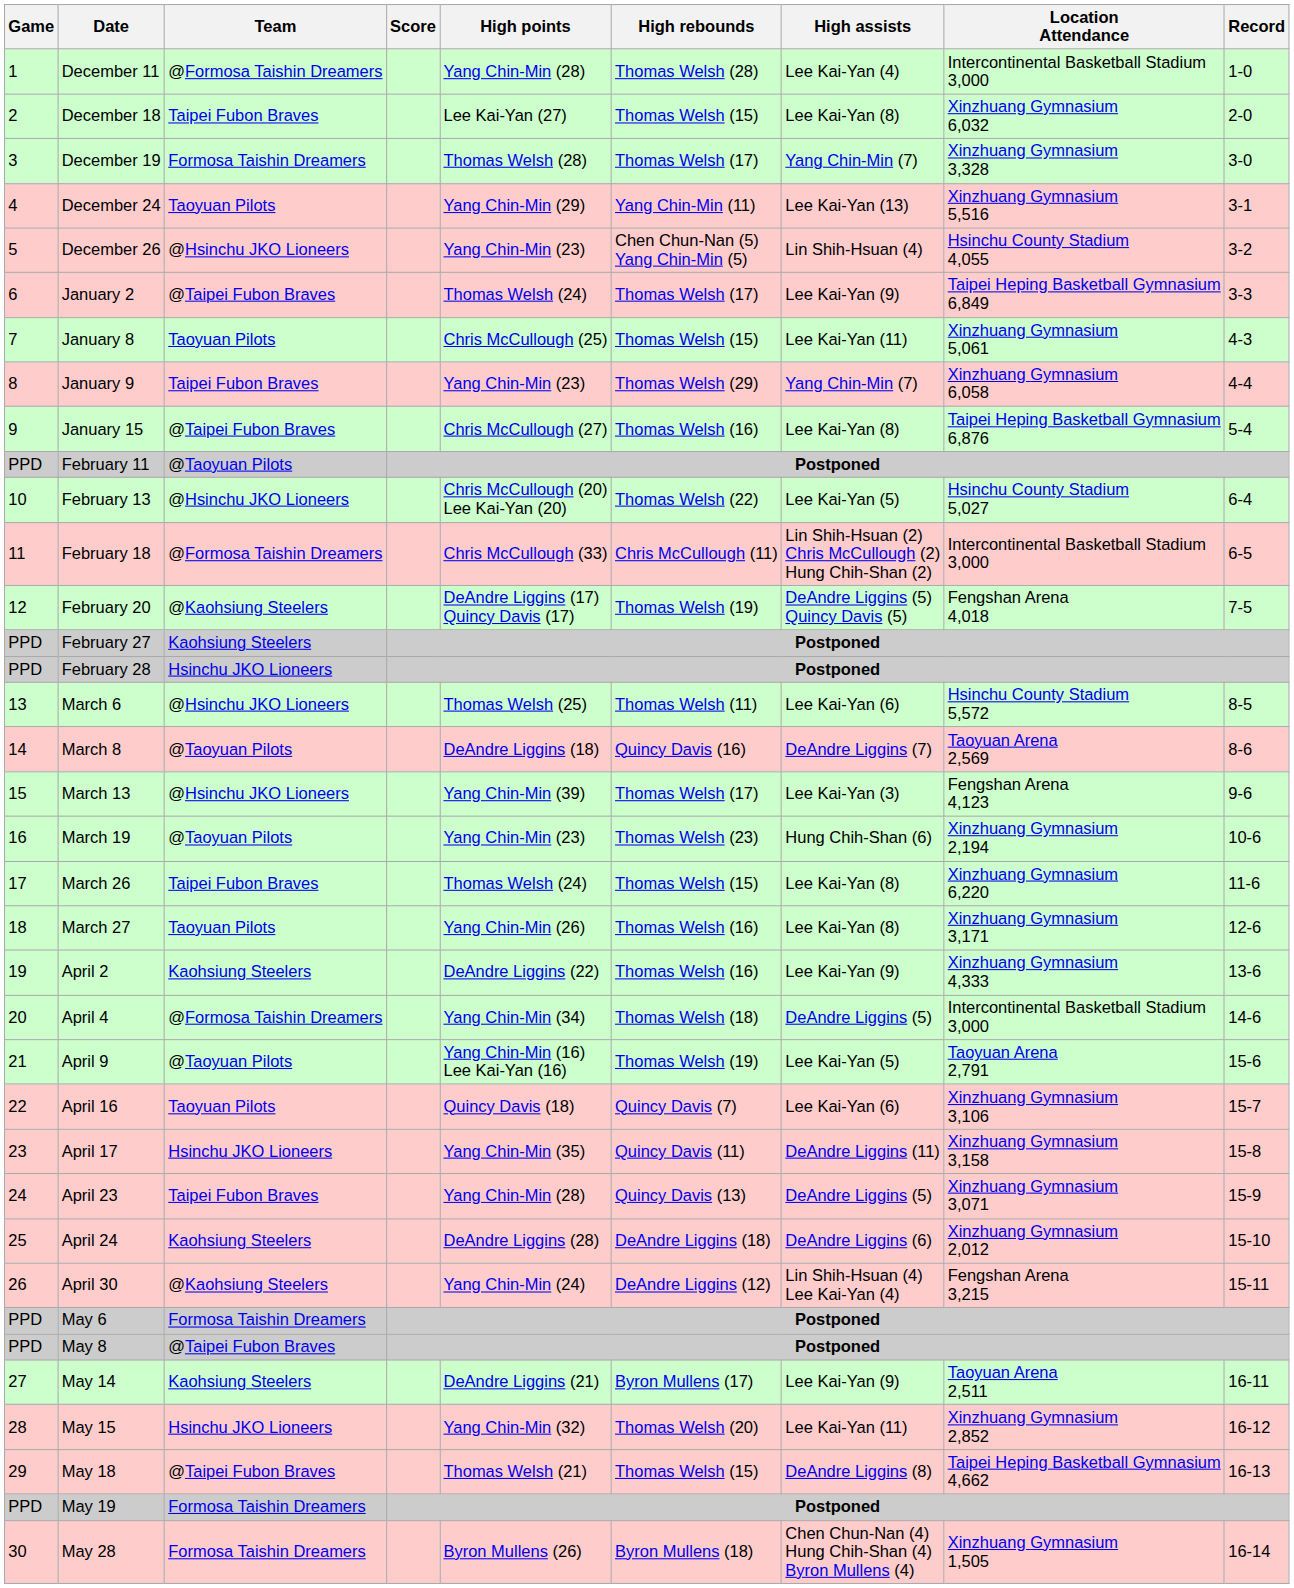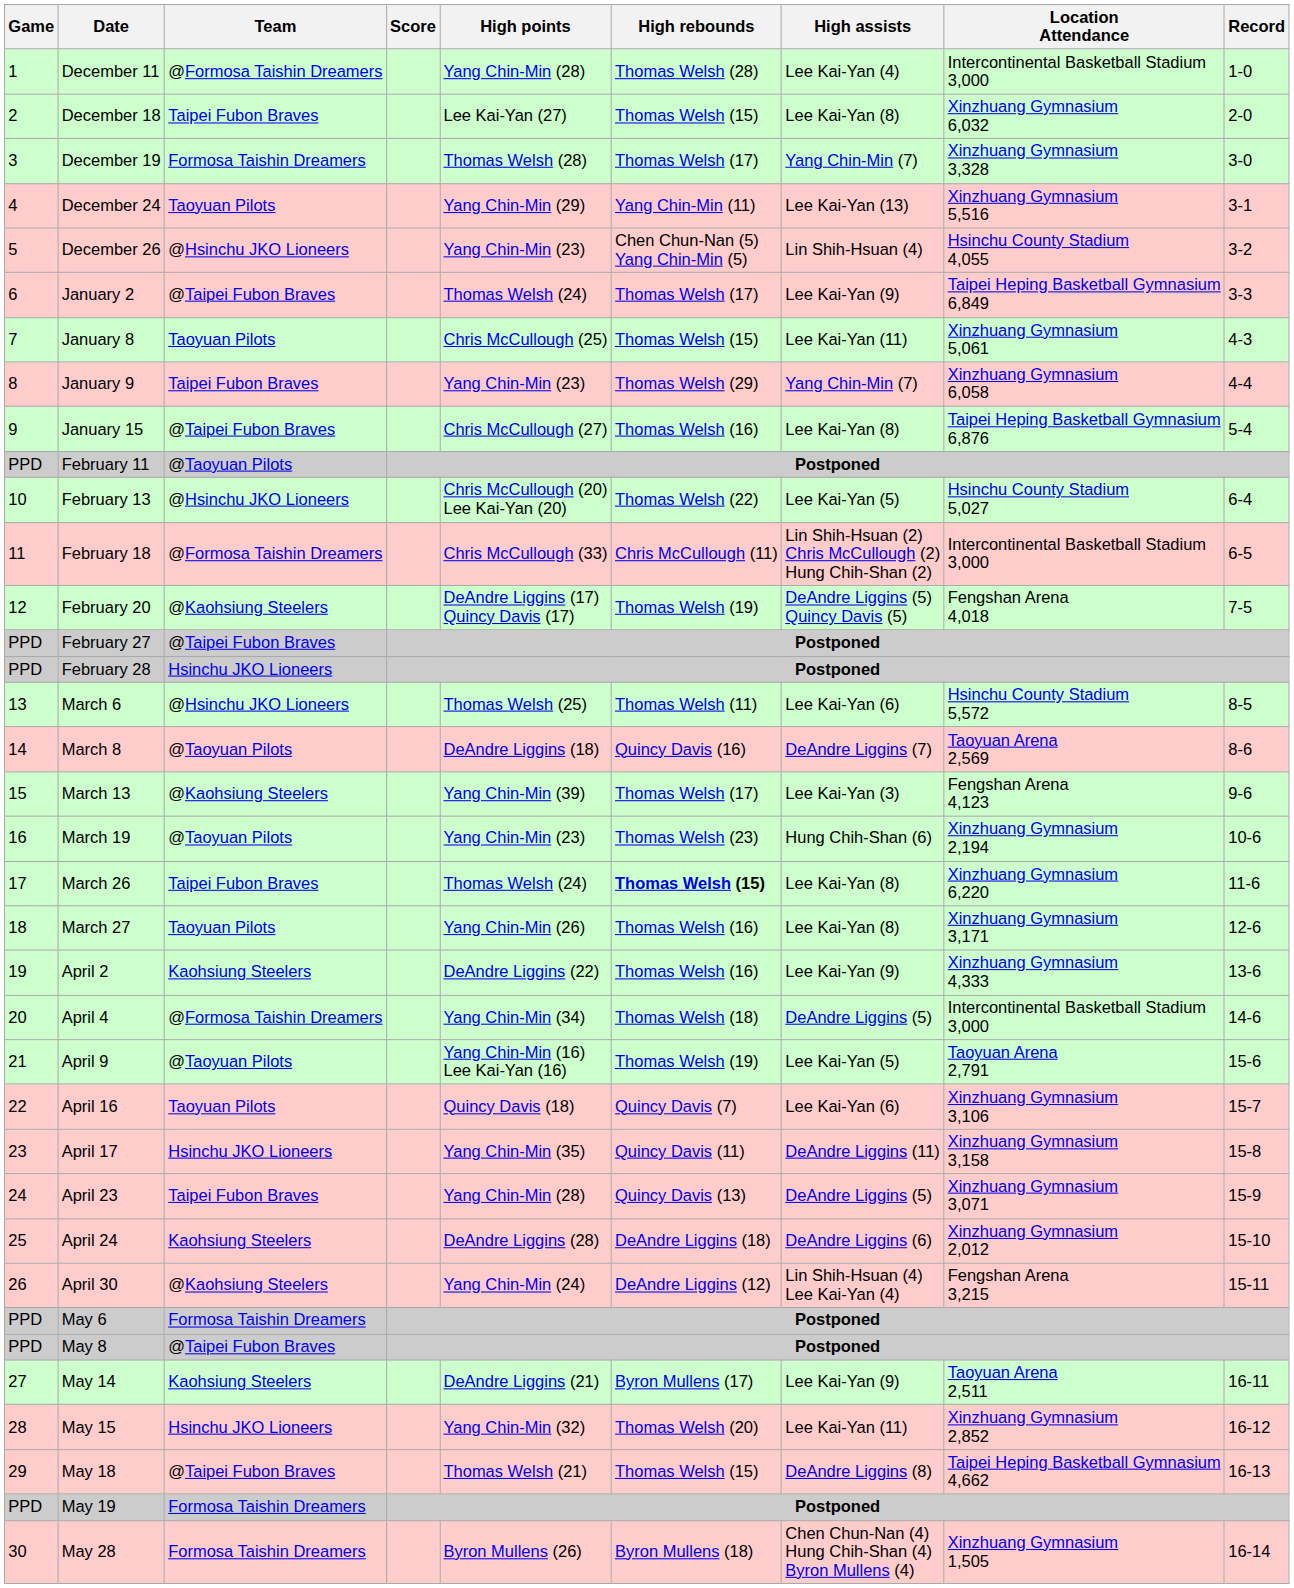(240, 643) Kaohsiung Steelers -> (252, 643) @Taipei Fubon Braves
(259, 793) @Hsinchu JKO Lioneers -> (248, 793) @Kaohsiung Steelers
(687, 883) normal -> (690, 883) bold
